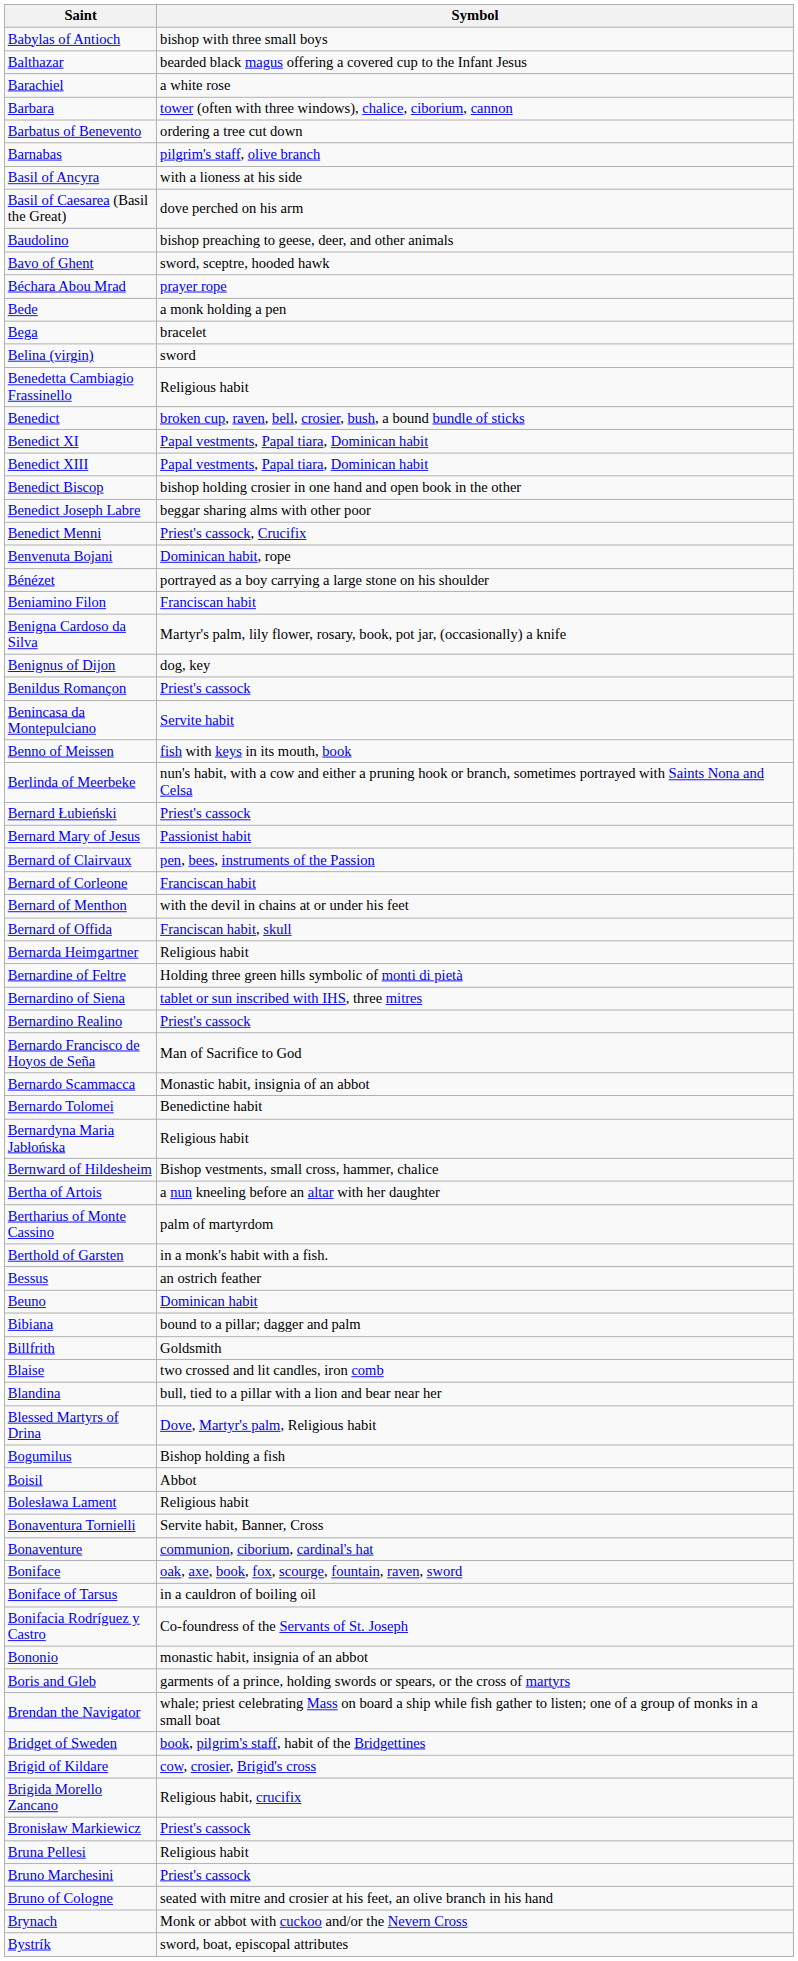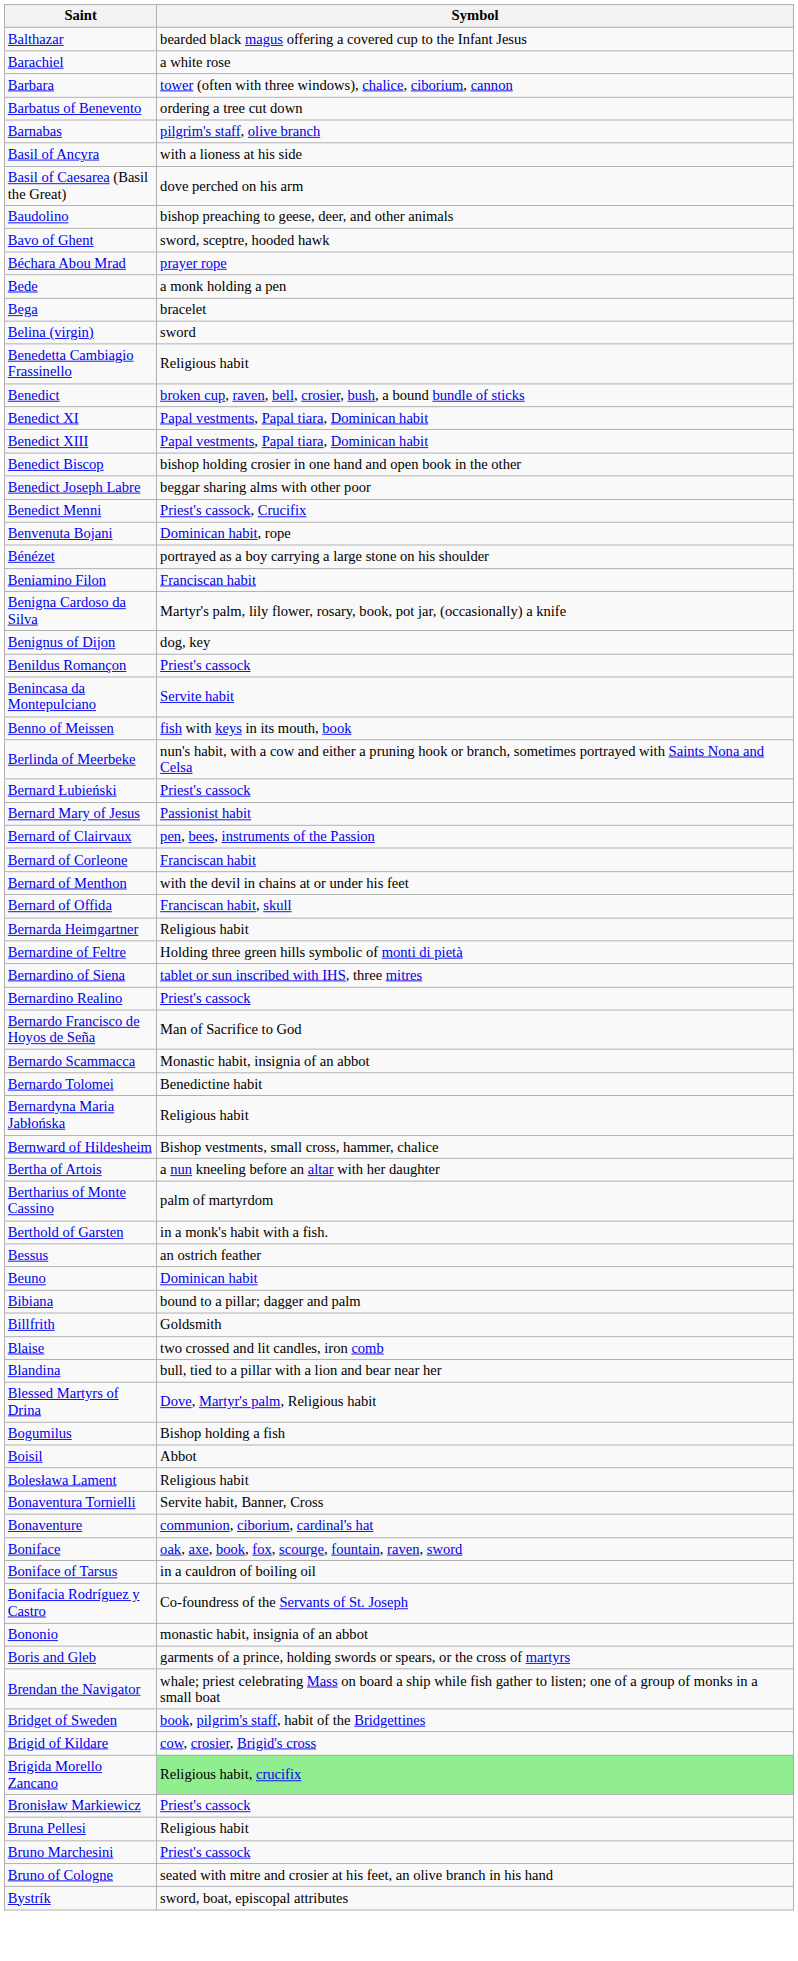- row: (64, 39)
(231, 1797) no background -> (231, 1774) lightgreen background
- row: (32, 1921)
